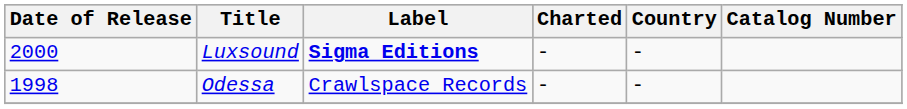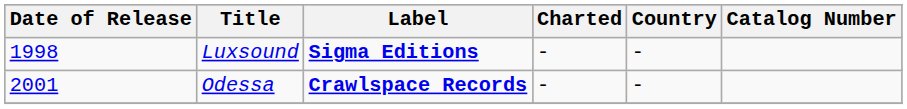(34, 54) 2000 -> (34, 54) 1998
(34, 87) 1998 -> (34, 87) 2001
(418, 87) normal -> (418, 87) bold
